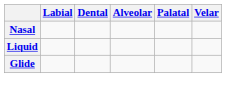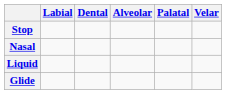+ row: (22, 30)
